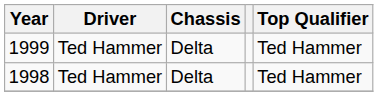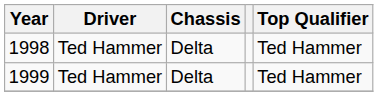rows swapped: (29, 47) <-> (29, 76)
